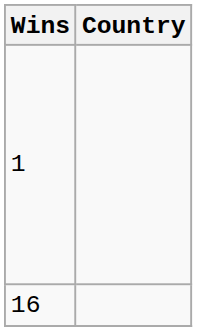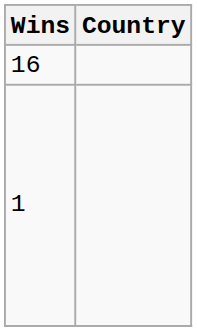rows swapped: (26, 305) <-> (18, 165)
